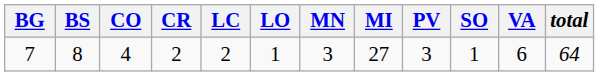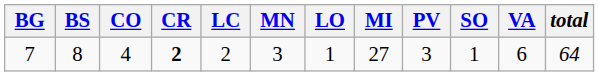columns swapped: (275, 20) <-> (328, 20)
(176, 53) normal -> (176, 53) bold
